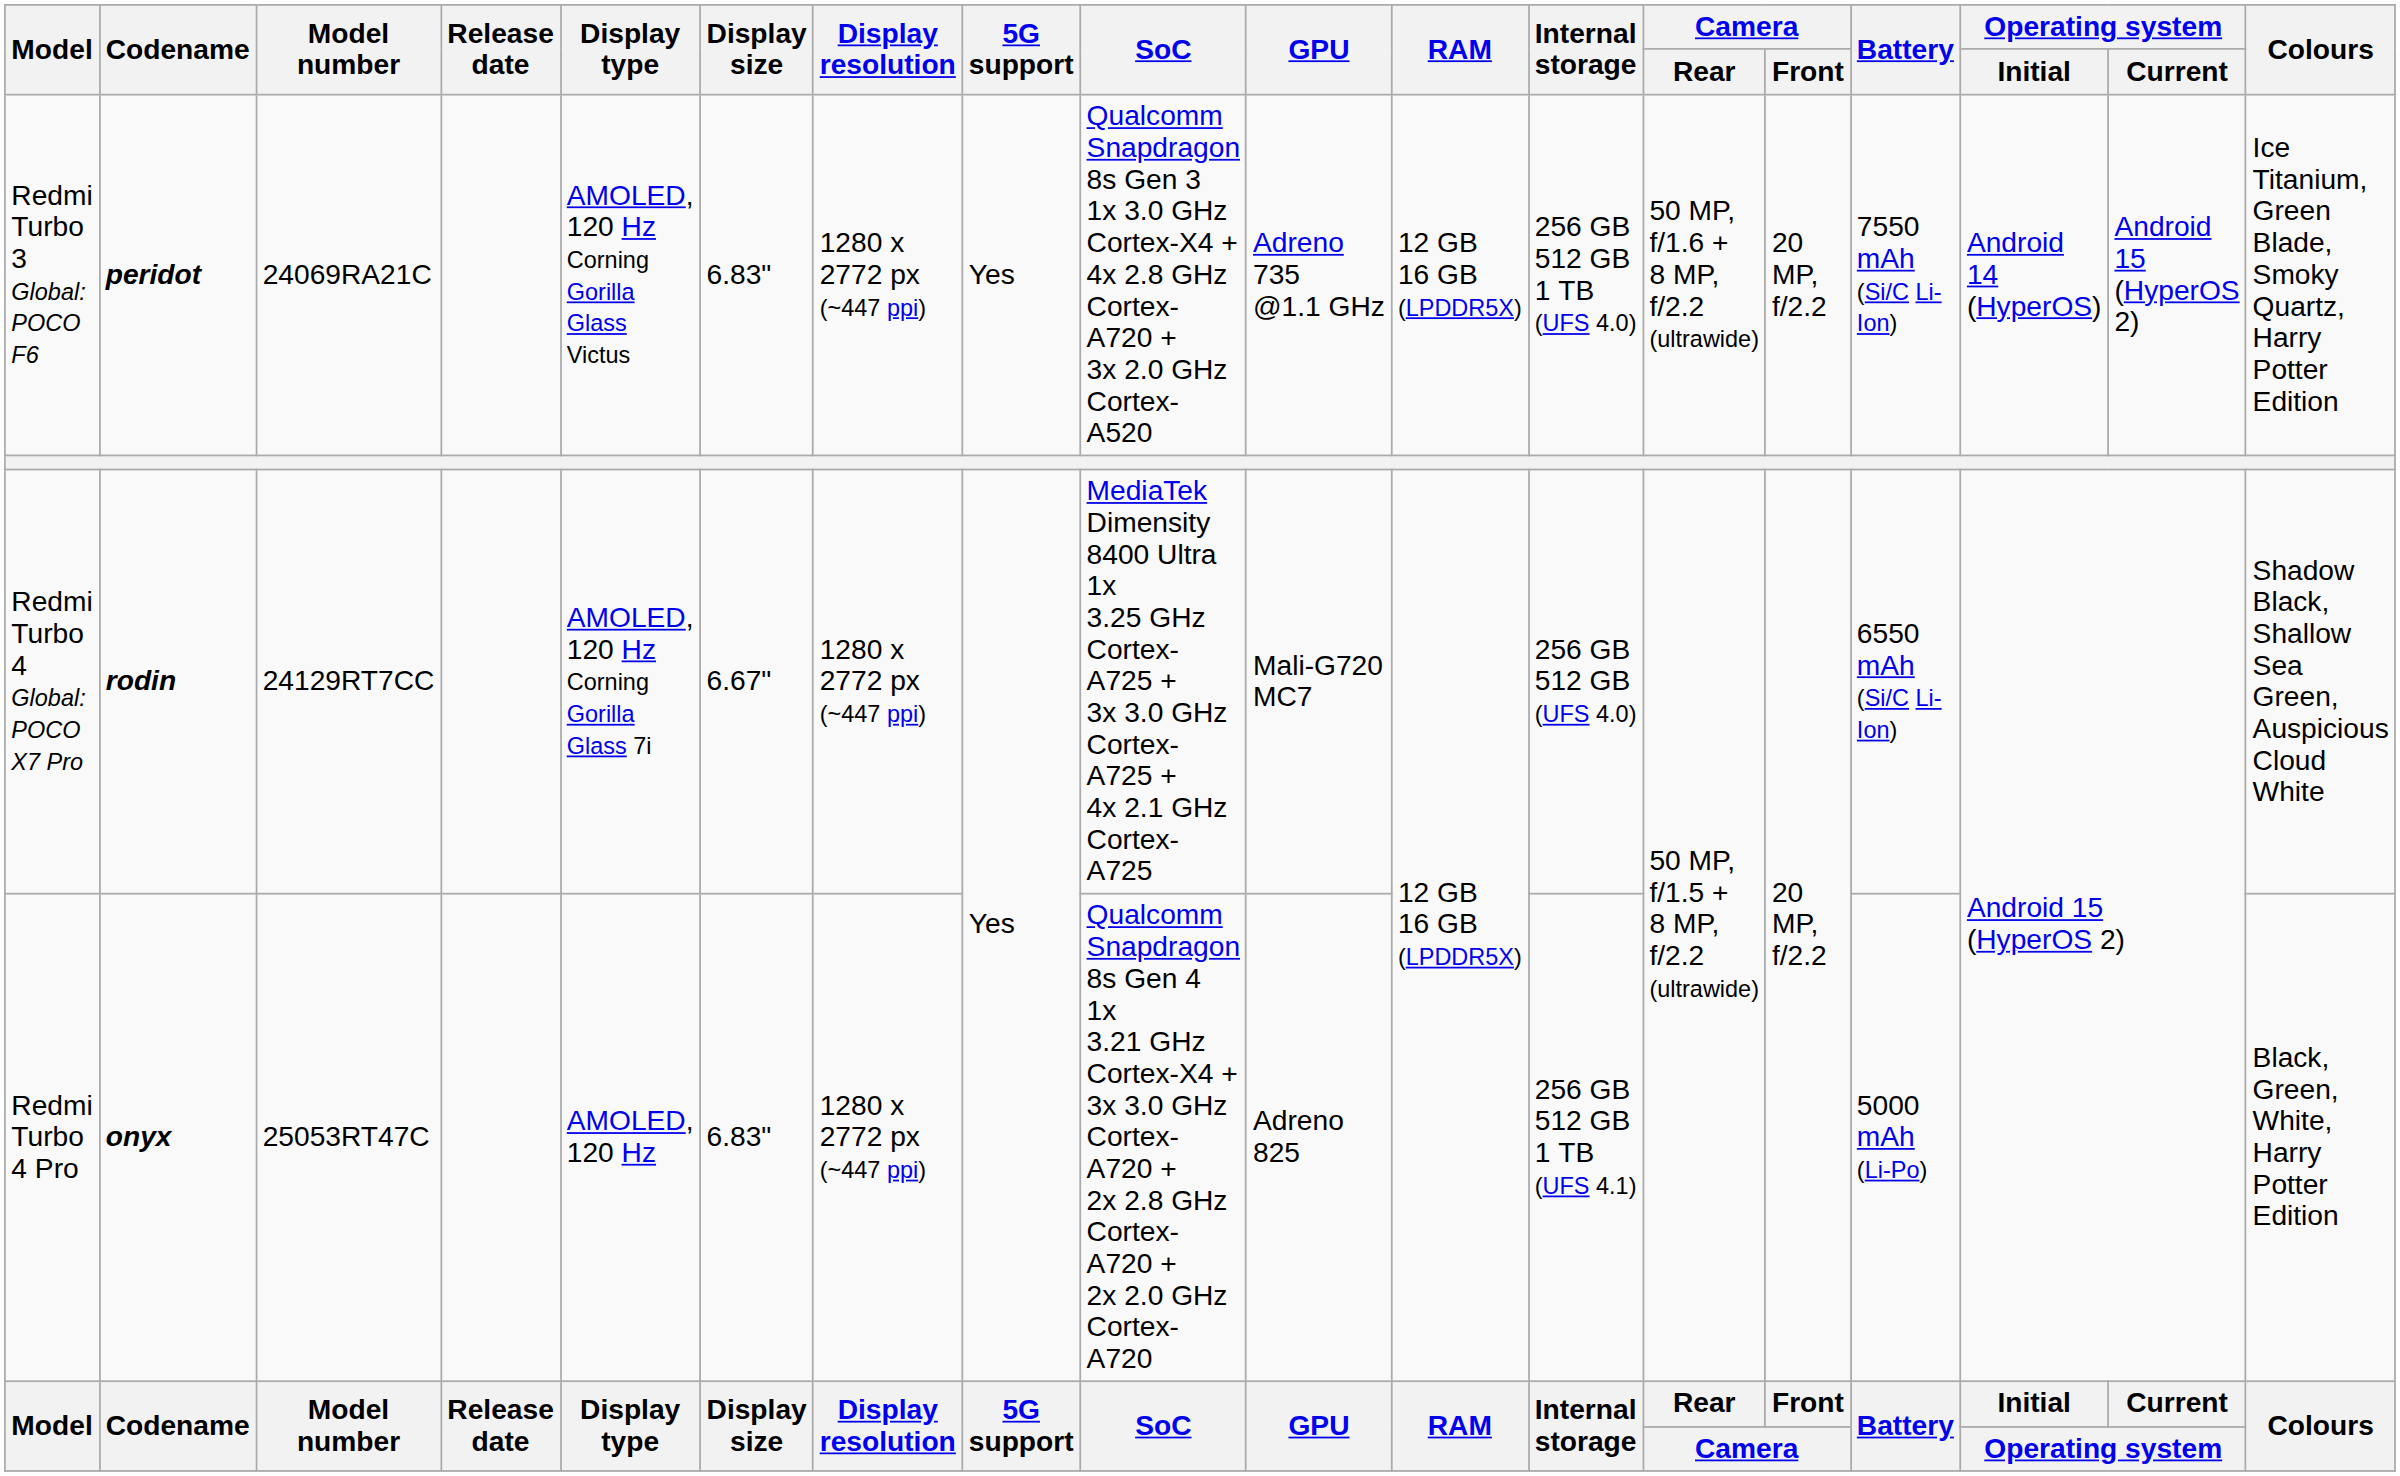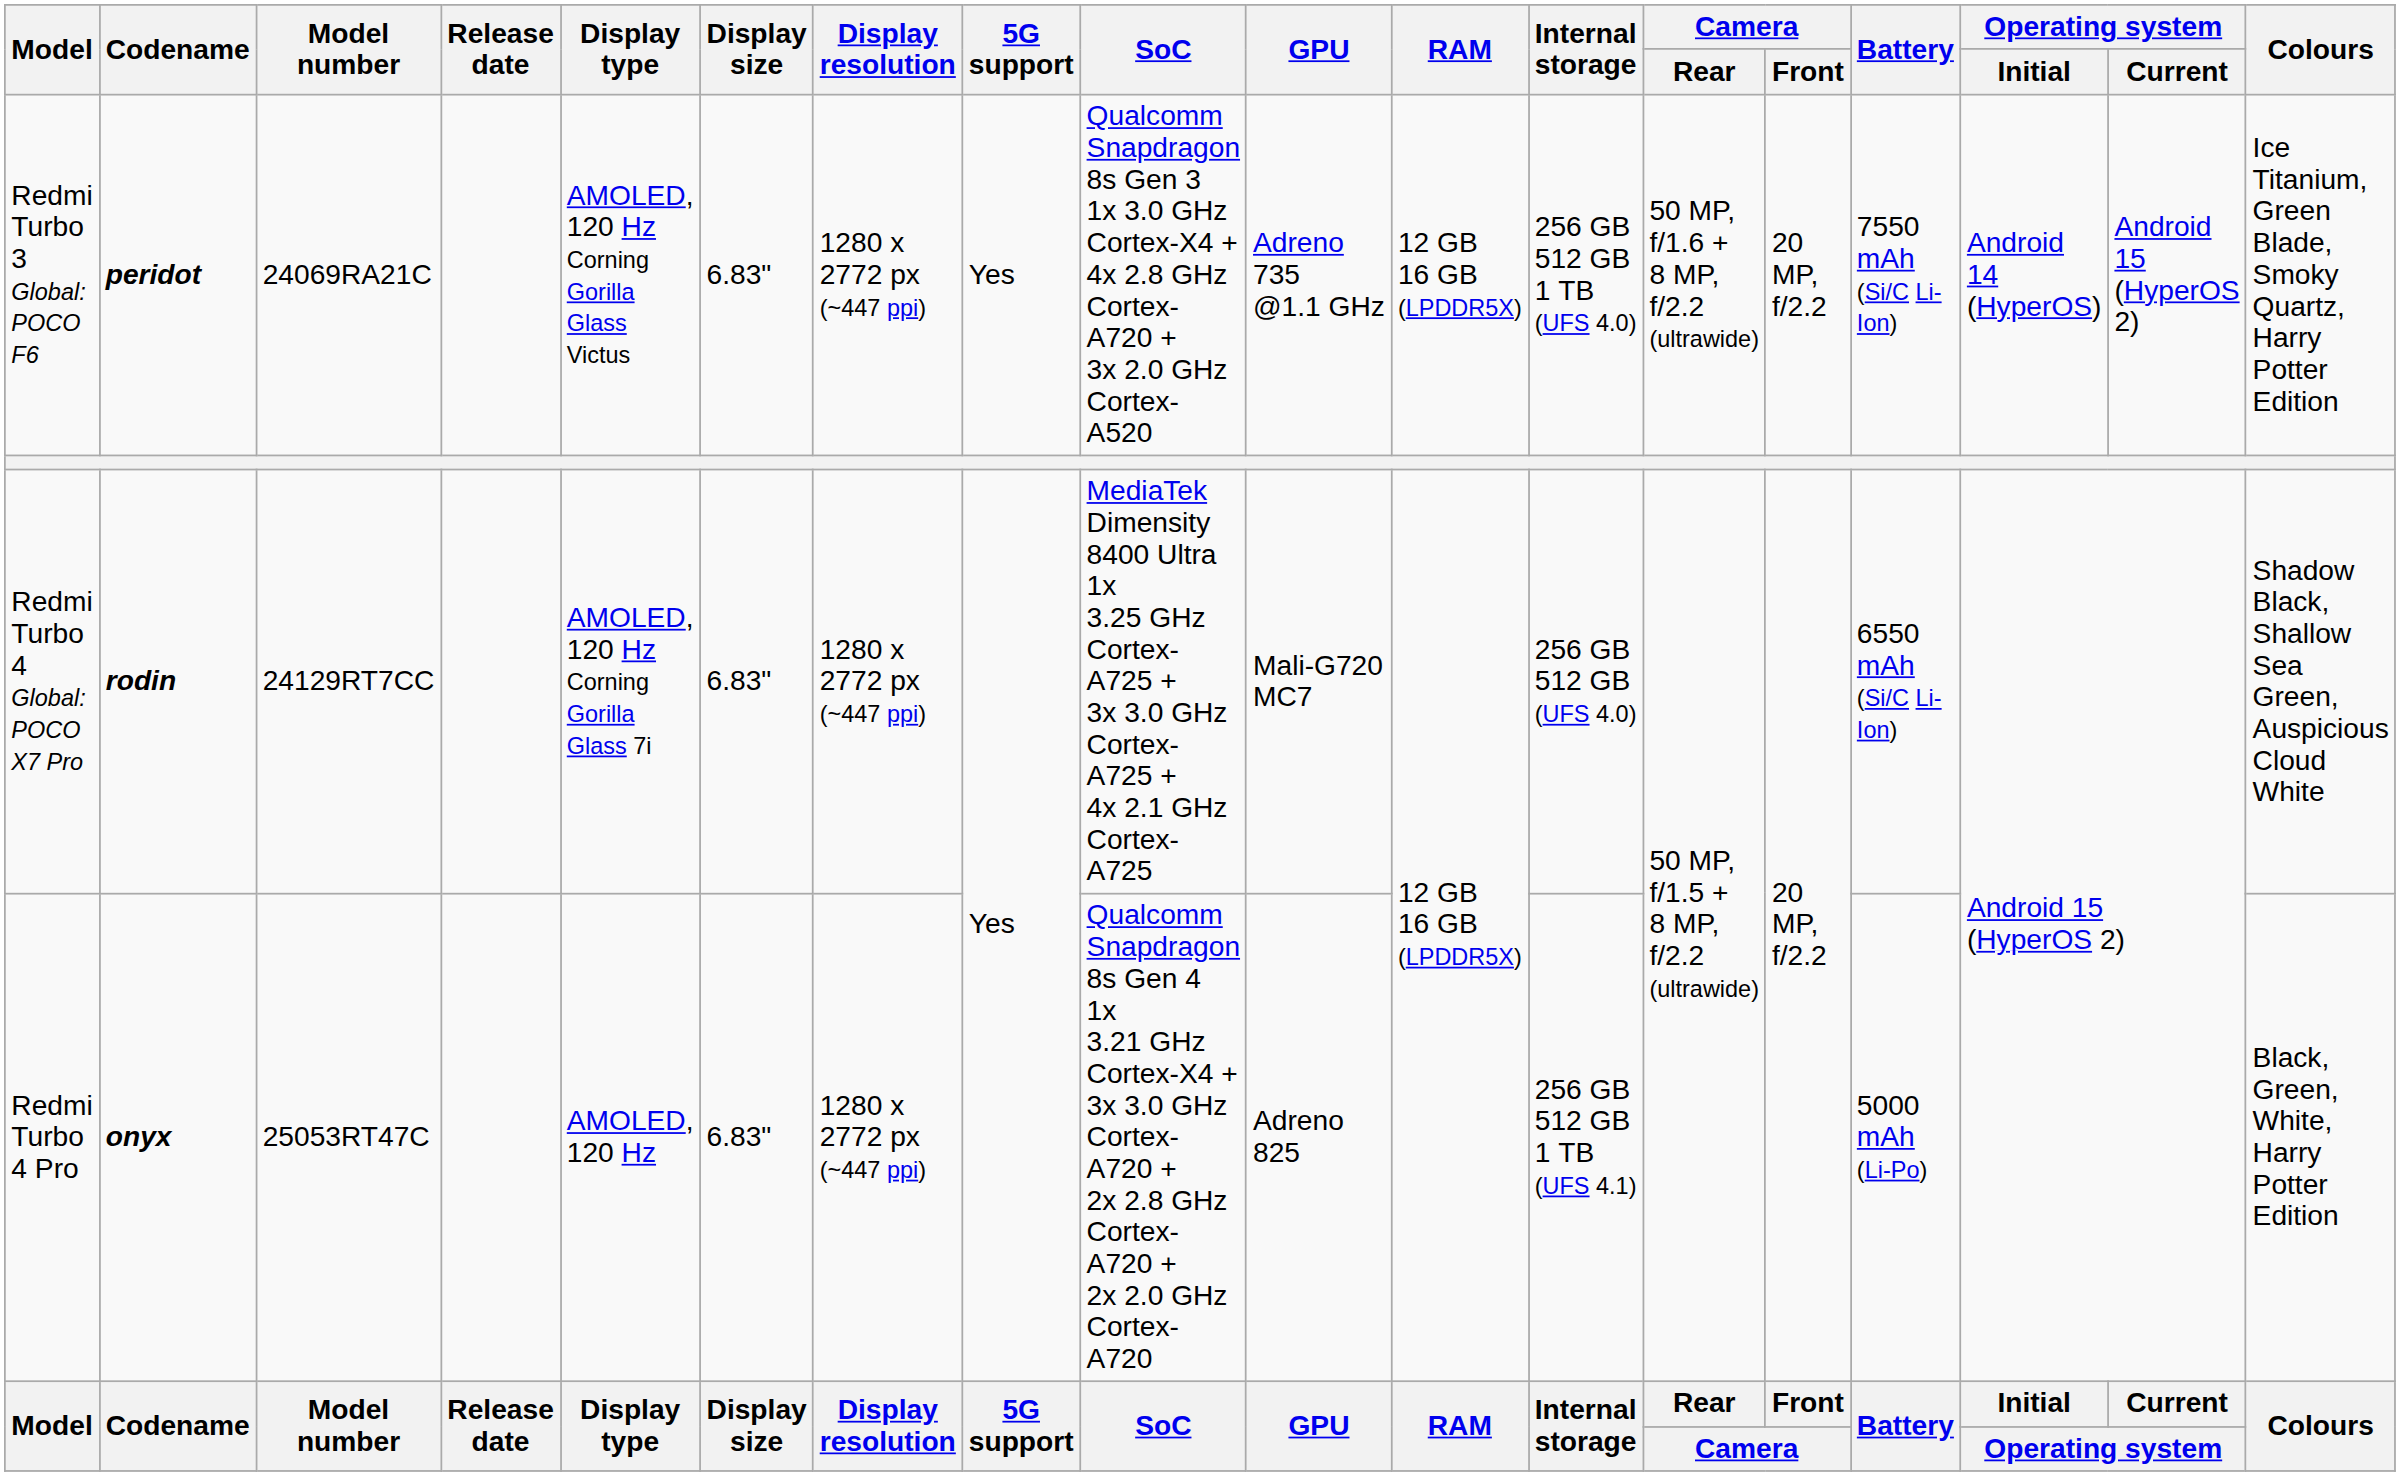(739, 680) 6.67" -> (739, 680) 6.83"
